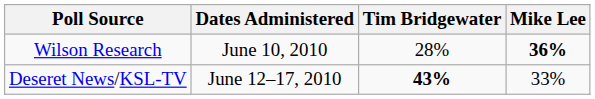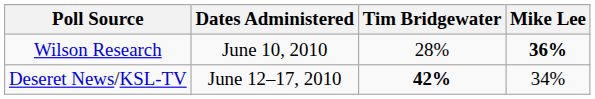(432, 79) 43% -> (432, 79) 42%
(548, 79) 33% -> (548, 79) 34%
